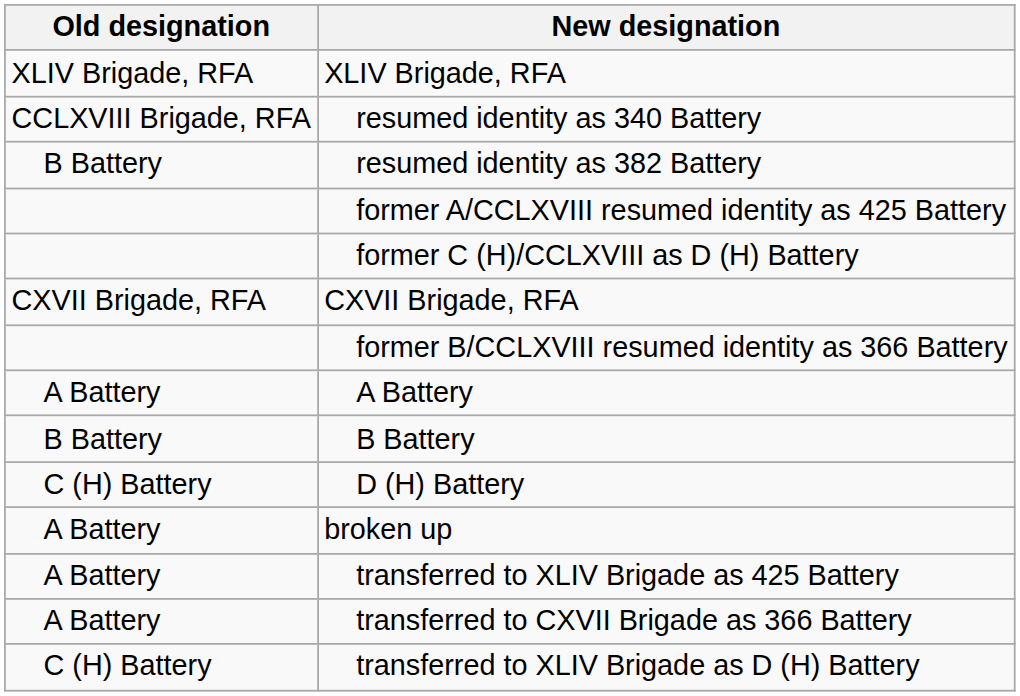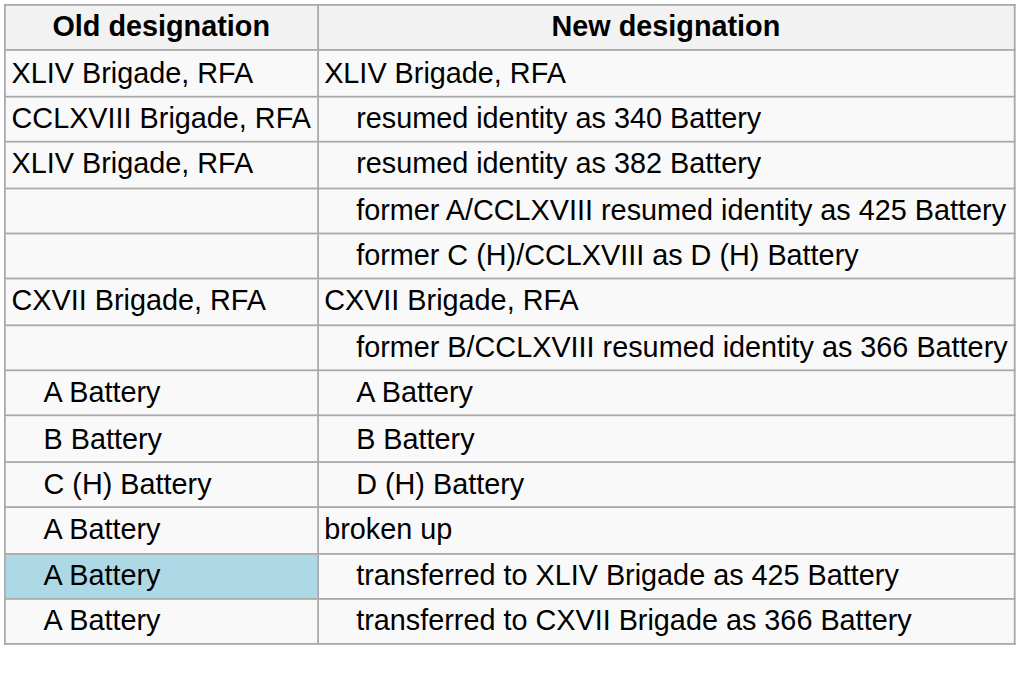(87, 164) B Battery -> (132, 164) XLIV Brigade, RFA
(86, 575) no background -> (86, 575) lightblue background
- row: (622, 666)
